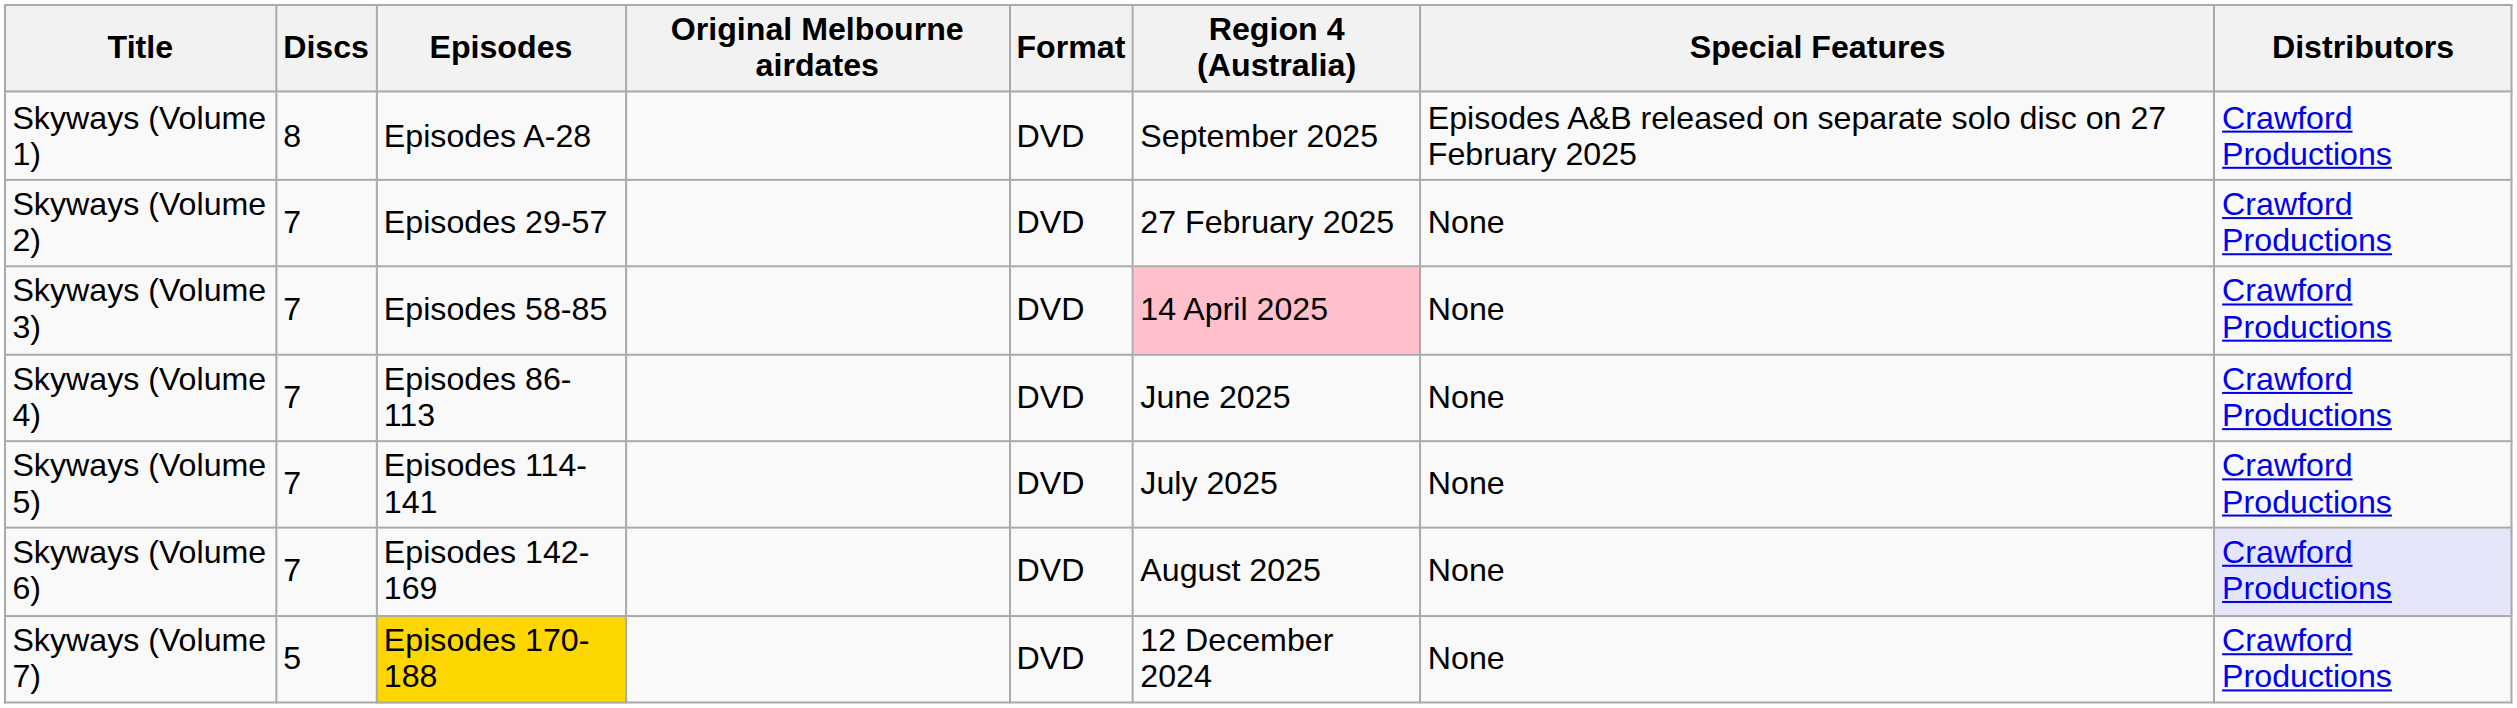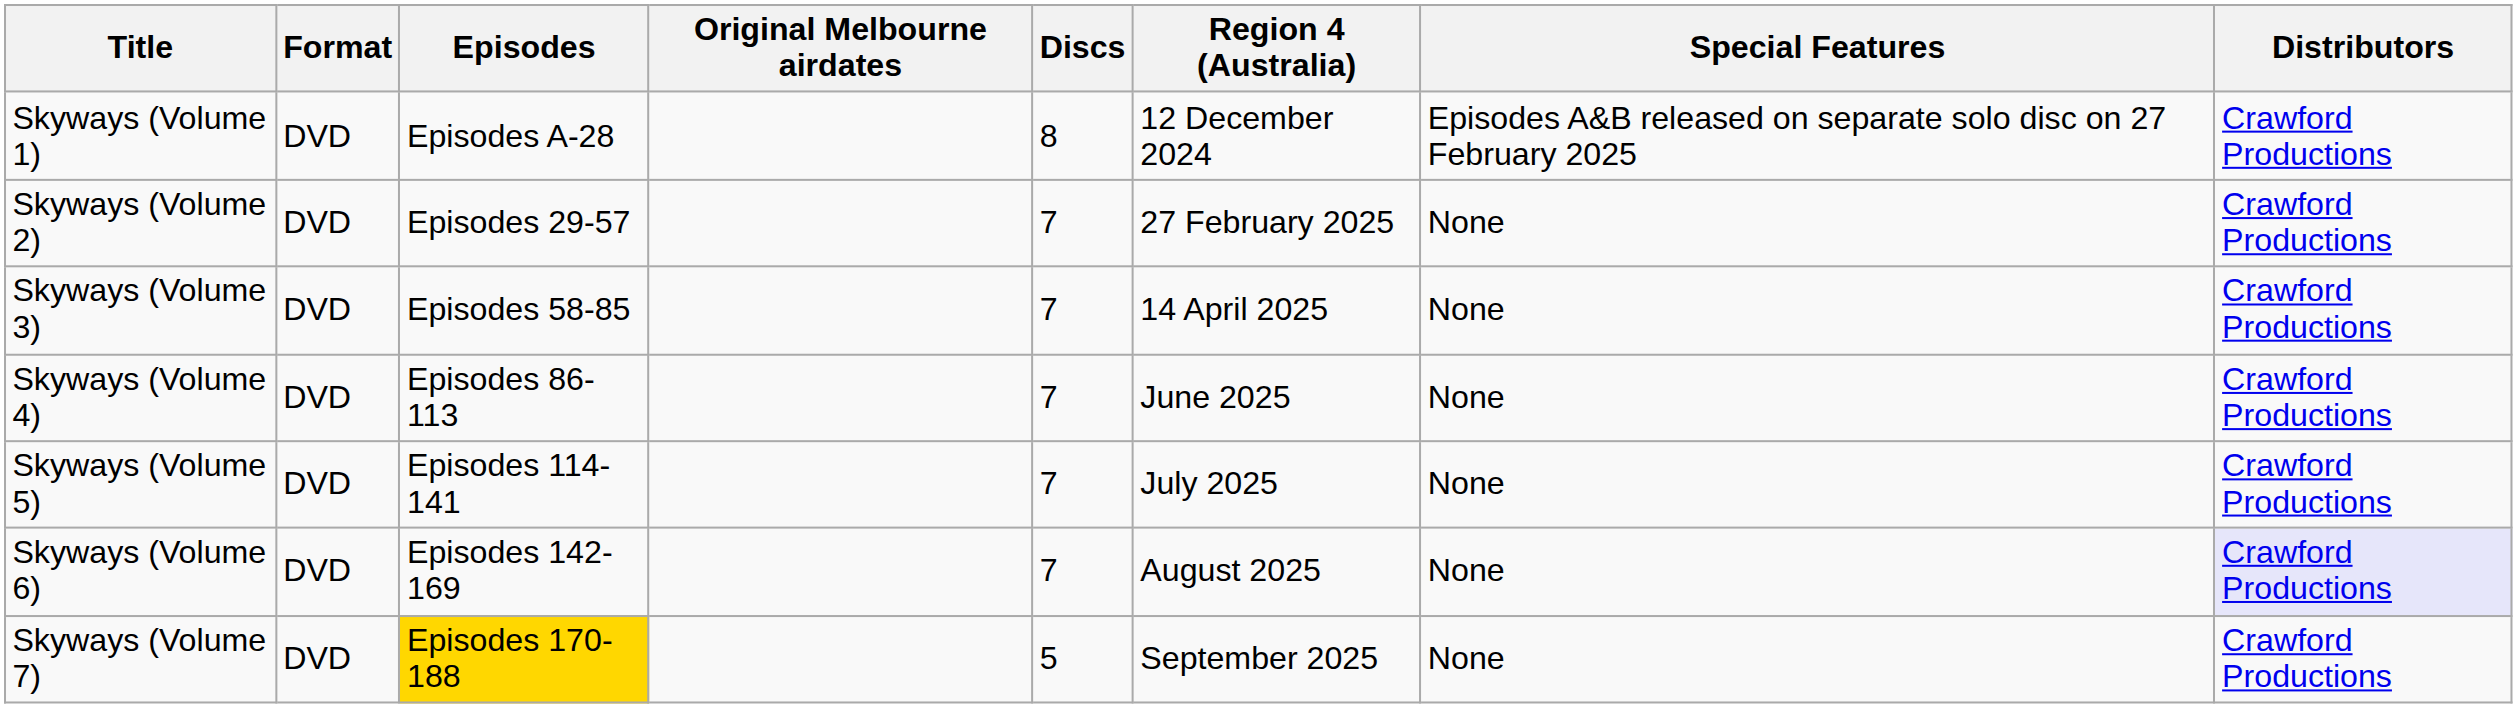columns swapped: (1071, 48) <-> (326, 48)
(1259, 135) September 2025 -> (1237, 135) 12 December 2024
(1234, 309) pink background -> (1234, 309) no background
(1237, 658) 12 December 2024 -> (1259, 658) September 2025
